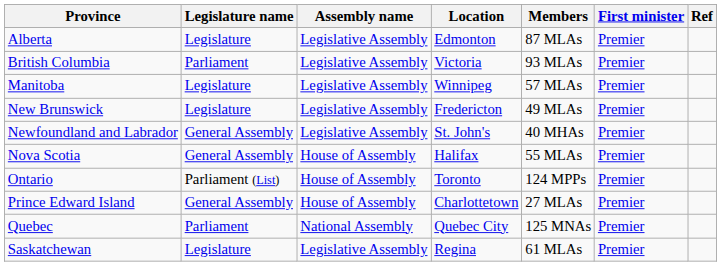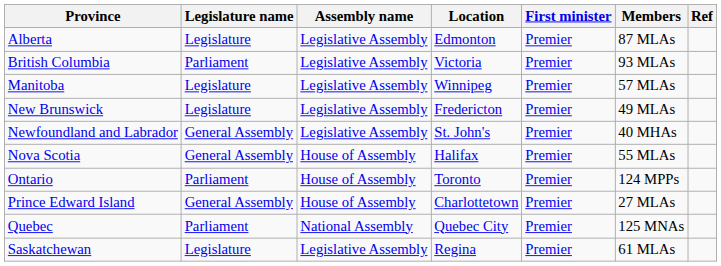columns swapped: (641, 16) <-> (558, 16)
(232, 179) Parliament (List) -> (217, 179) Parliament
